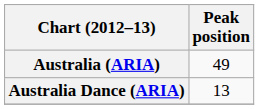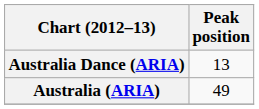rows swapped: (97, 63) <-> (97, 90)
